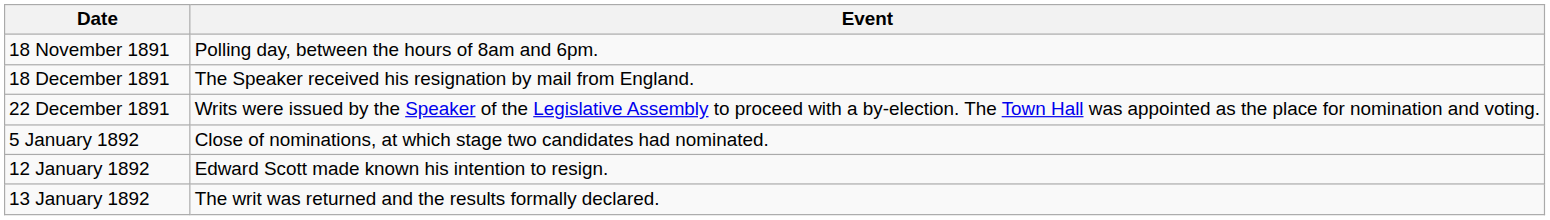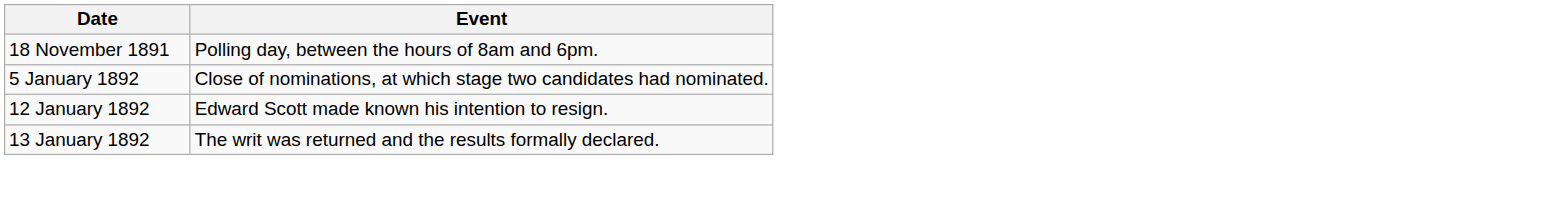- row: (89, 79)
- row: (89, 109)
